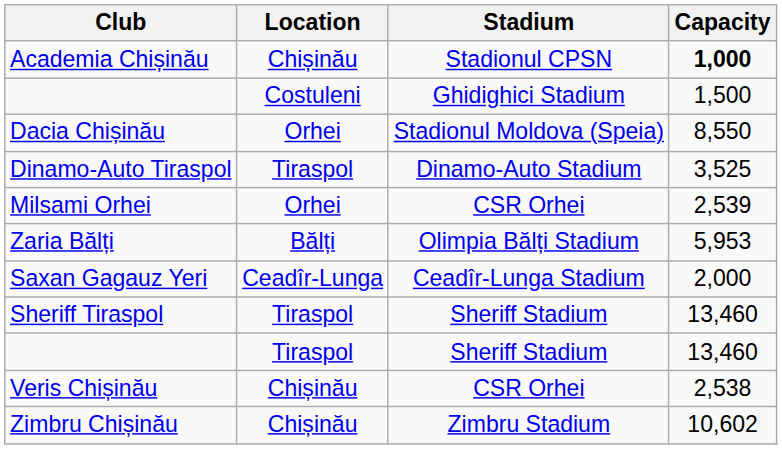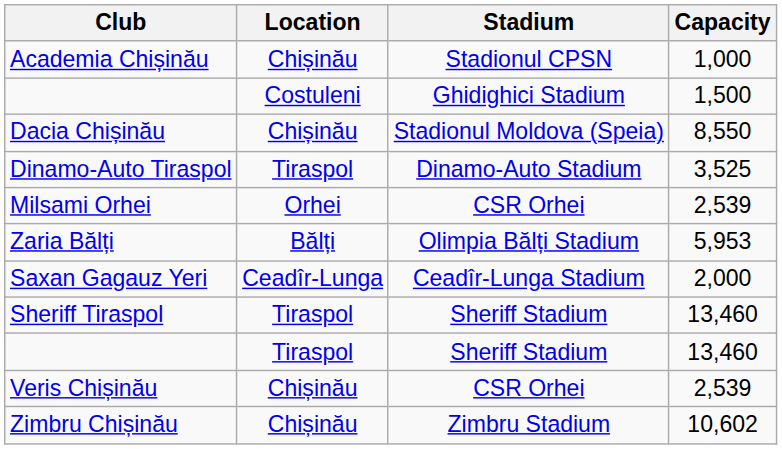(723, 59) bold -> (723, 59) normal
(313, 132) Orhei -> (313, 132) Chișinău
(723, 388) 2,538 -> (723, 388) 2,539
